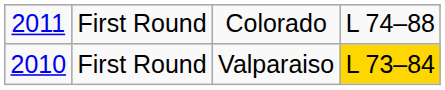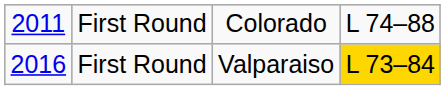(38, 63) 2010 -> (38, 63) 2016
